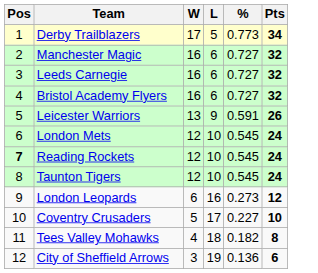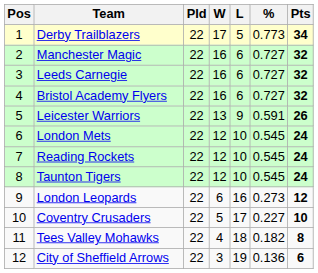+ column: (197, 14)
(19, 156) bold -> (19, 156) normal
